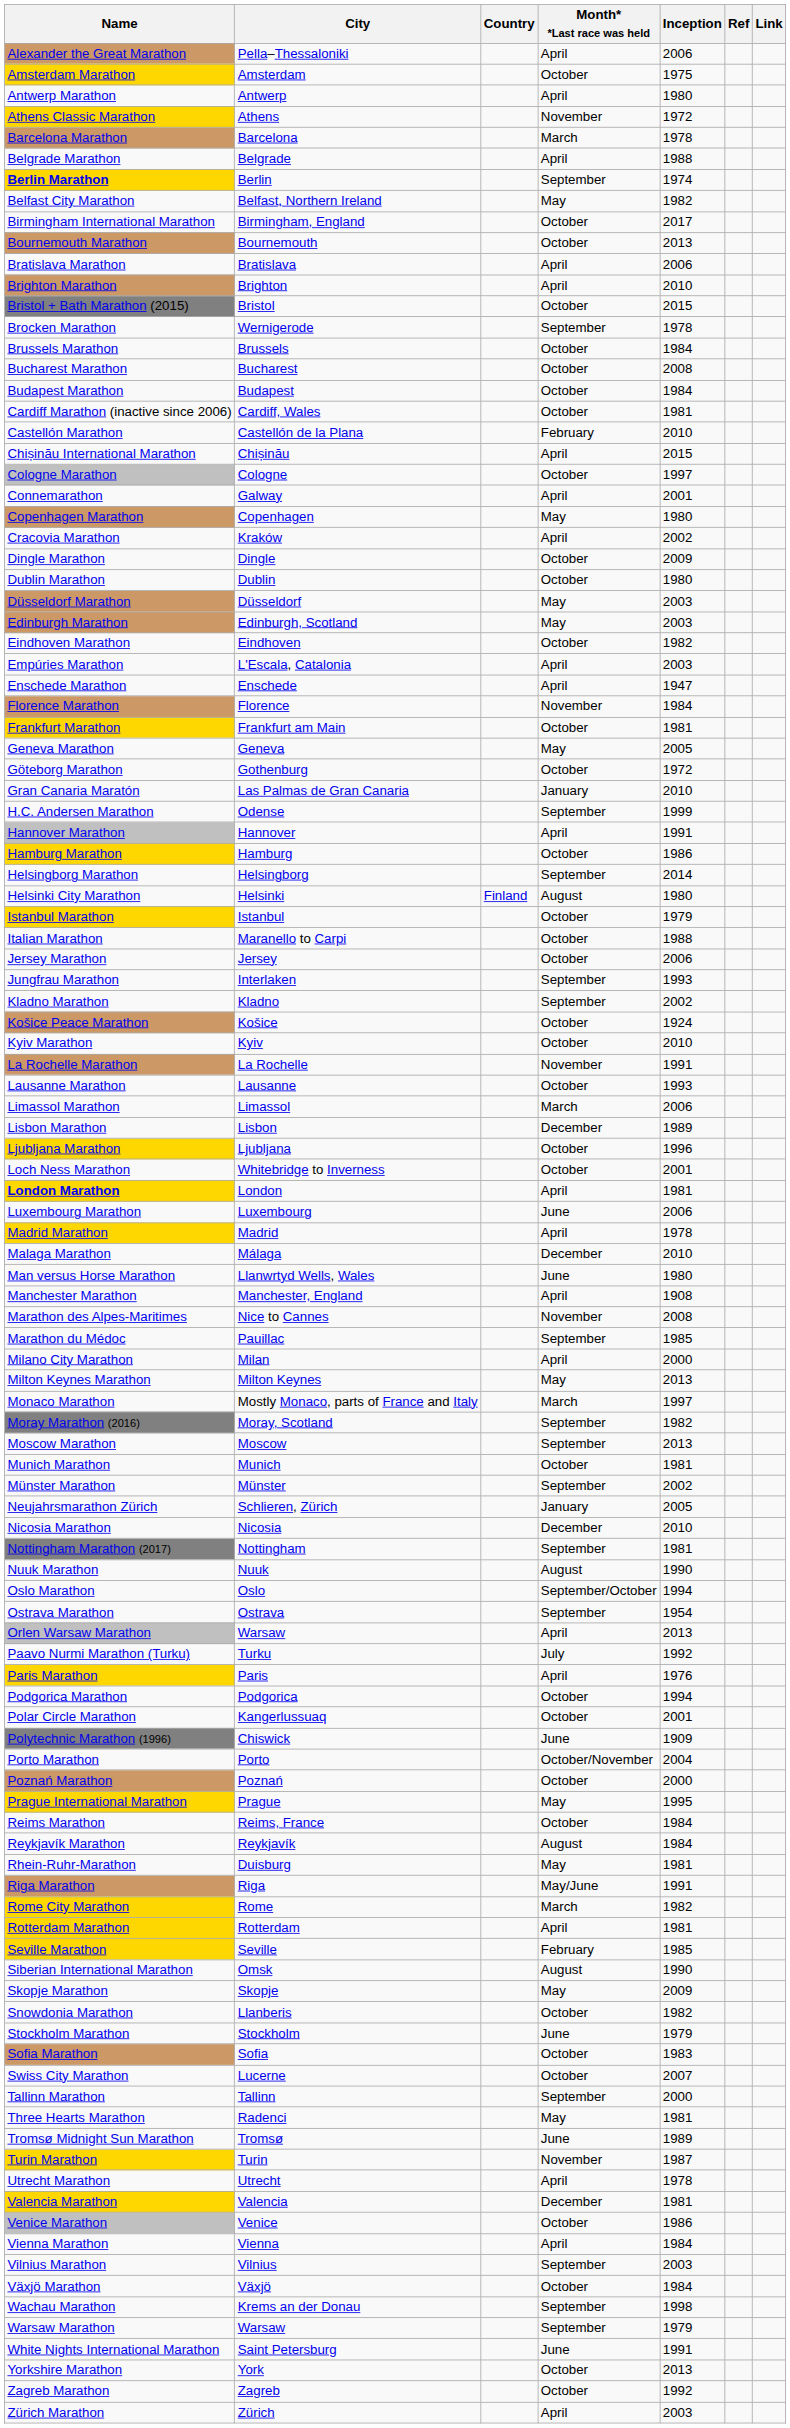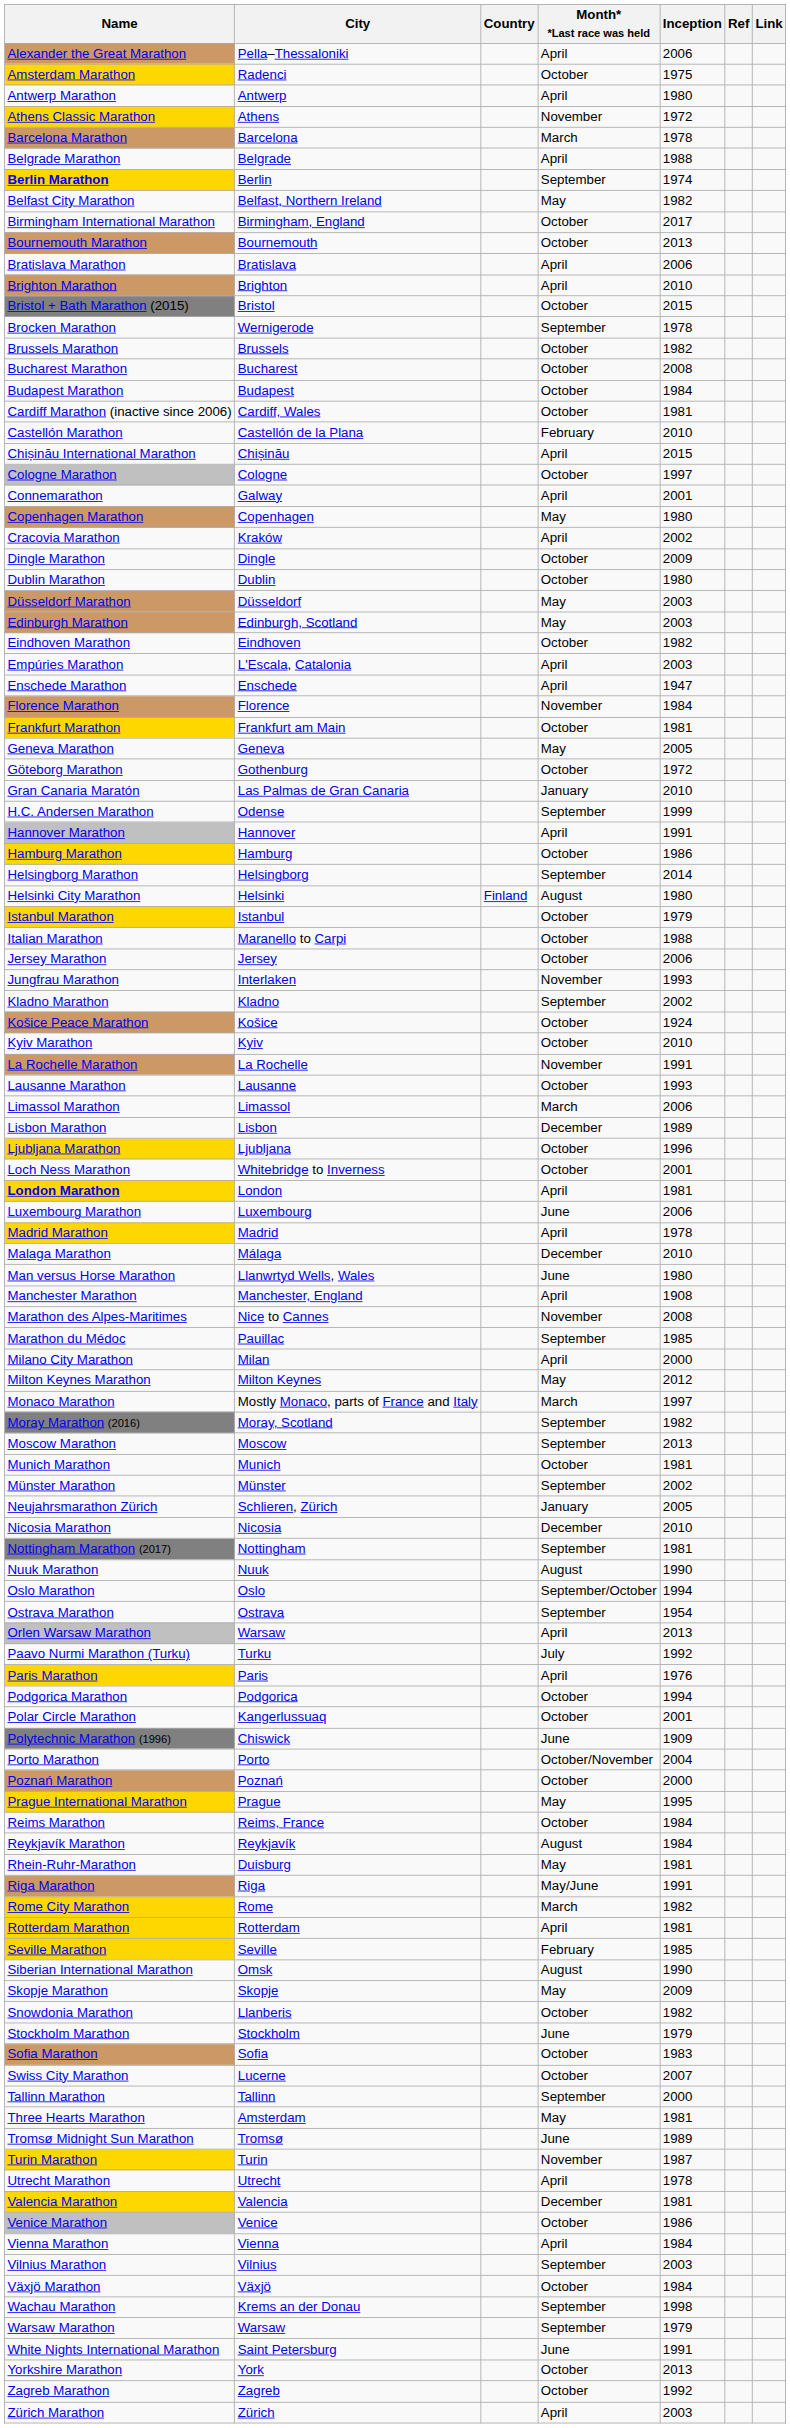(272, 74) Amsterdam -> (262, 74) Radenci
(678, 348) 1984 -> (678, 348) 1982
(573, 980) September -> (571, 980) November
(678, 1380) 2013 -> (678, 1380) 2012
(262, 2117) Radenci -> (272, 2117) Amsterdam
